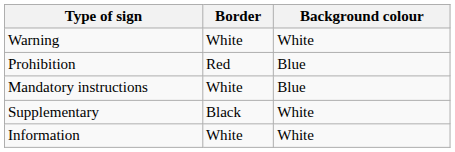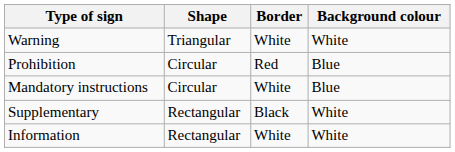+ column: (207, 16)
